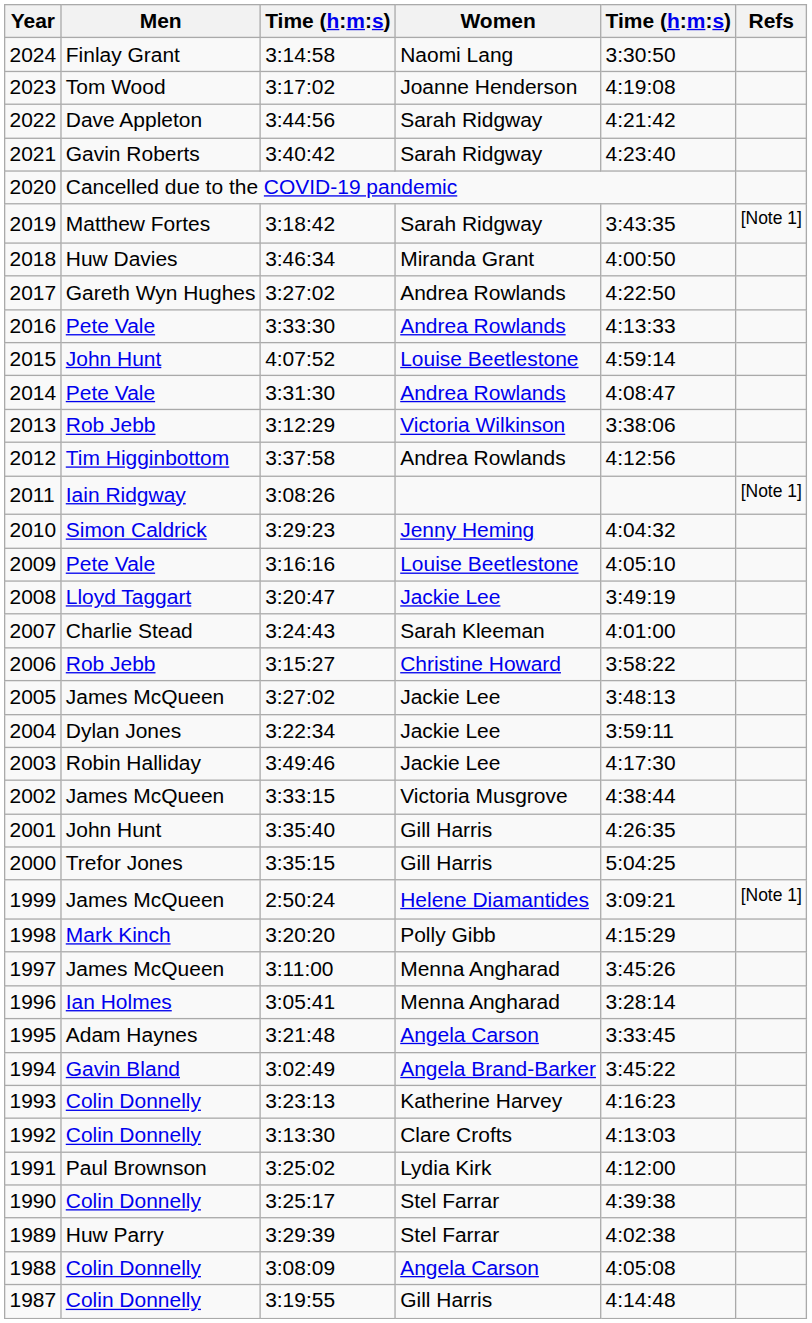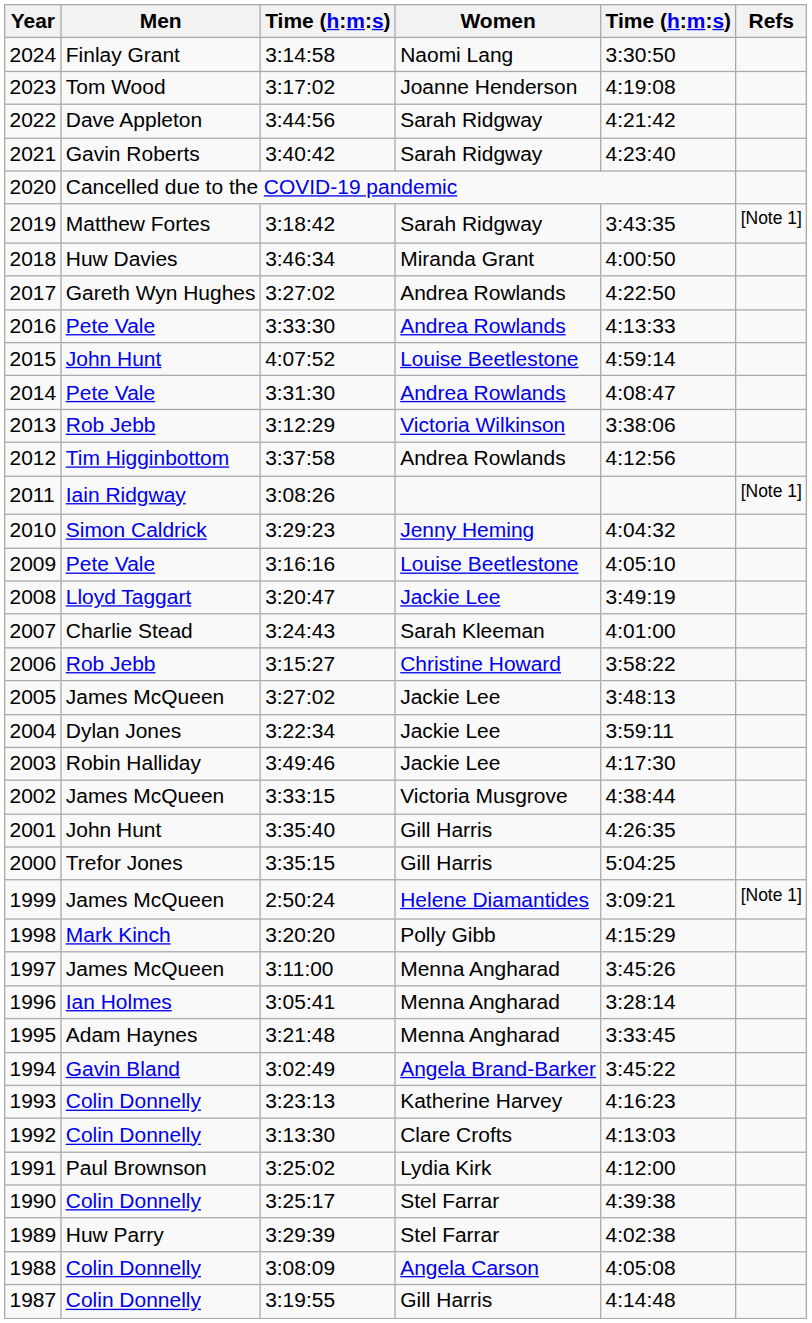(470, 1035) Angela Carson -> (480, 1035) Menna Angharad
